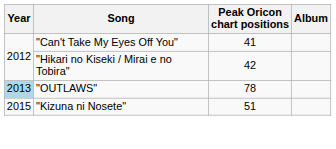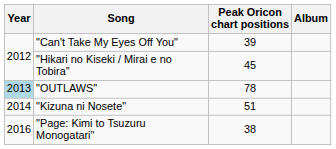(250, 42) 41 -> (250, 42) 39
(250, 65) 42 -> (250, 65) 45
(19, 106) 2015 -> (19, 106) 2014
+ row: (91, 130)
